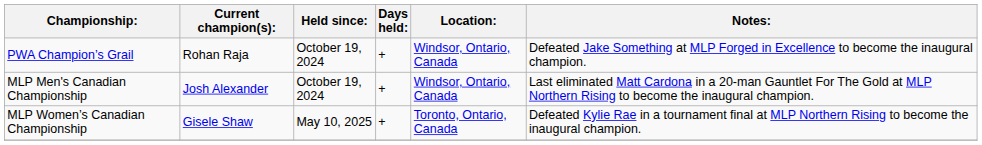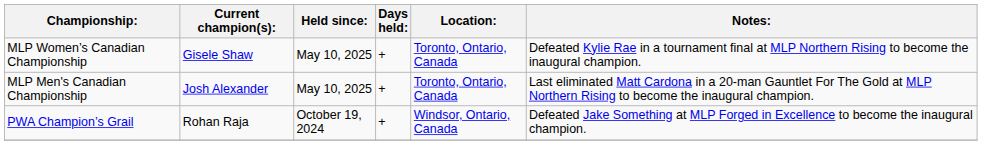rows swapped: (70, 55) <-> (76, 122)
(329, 89) October 19, 2024 -> (334, 89) May 10, 2025
(462, 89) Windsor, Ontario, Canada -> (460, 89) Toronto, Ontario, Canada
